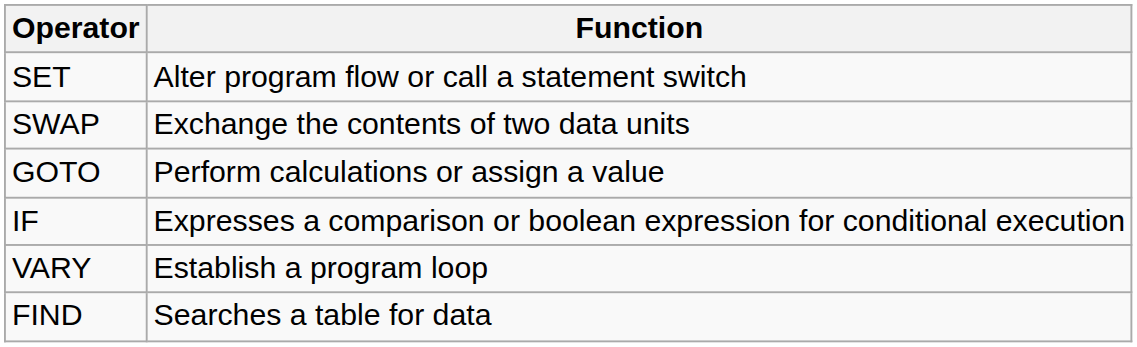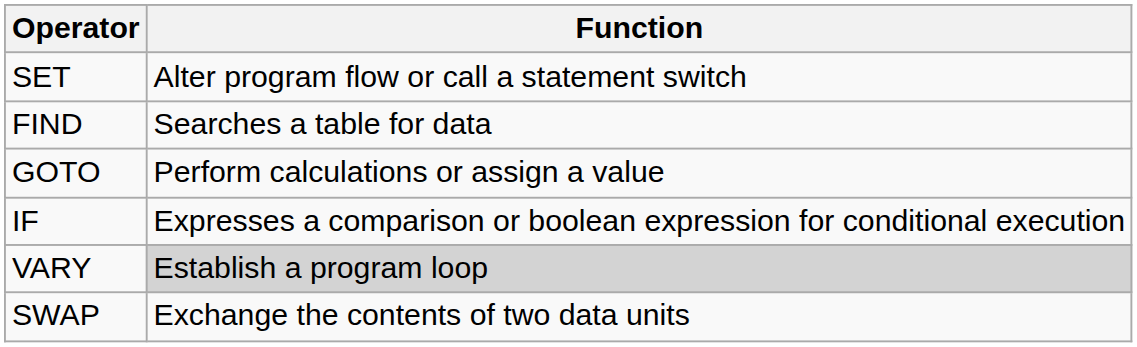rows swapped: (56, 124) <-> (47, 316)
(321, 268) no background -> (321, 268) lightgrey background
